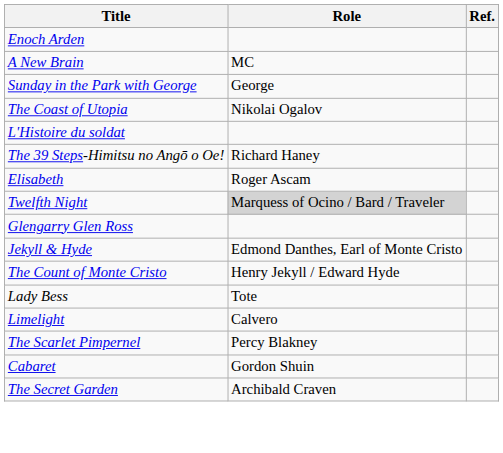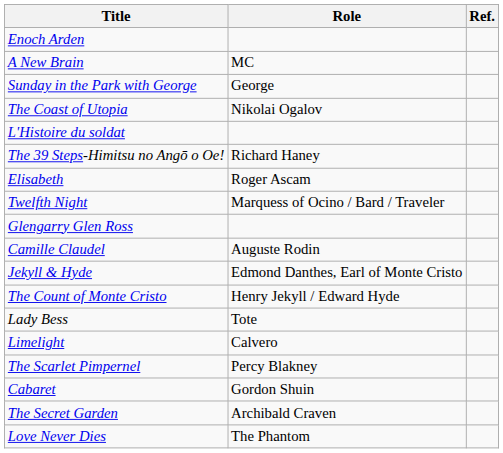(338, 202) lightgrey background -> (338, 202) no background
+ row: (56, 249)
+ row: (57, 436)
